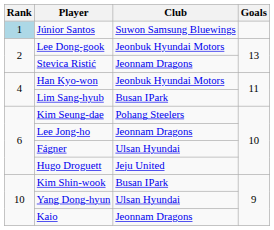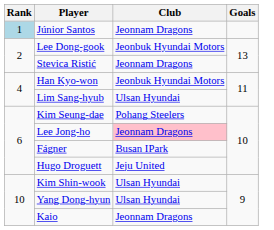(176, 30) Suwon Samsung Bluewings -> (154, 30) Jeonnam Dragons
(142, 98) Busan IPark -> (148, 98) Ulsan Hyundai
(154, 132) no background -> (154, 132) pink background
(148, 149) Ulsan Hyundai -> (142, 149) Busan IPark
(142, 183) Busan IPark -> (148, 183) Ulsan Hyundai
